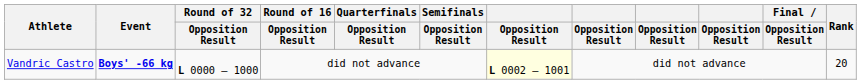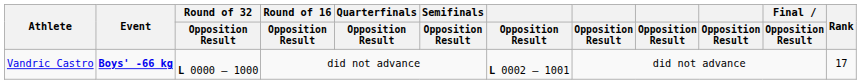(529, 70) lightyellow background -> (529, 70) no background
(841, 64) 20 -> (841, 64) 17
